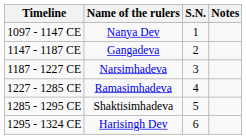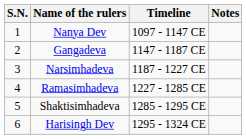columns swapped: (196, 13) <-> (44, 13)
